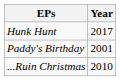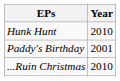(102, 31) 2017 -> (102, 31) 2010
